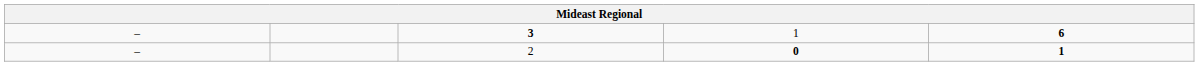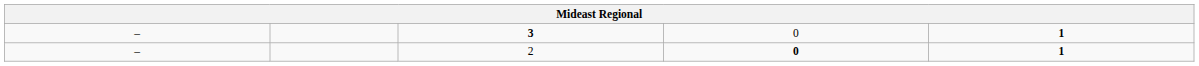(796, 33) 1 -> (796, 33) 0
(1061, 33) 6 -> (1061, 33) 1
